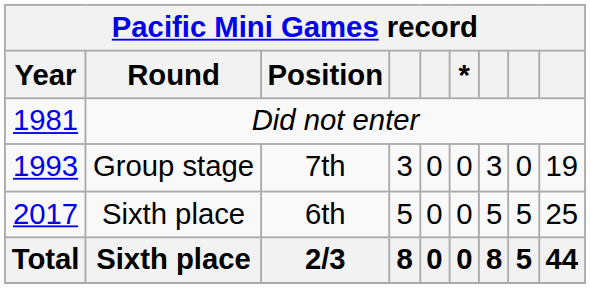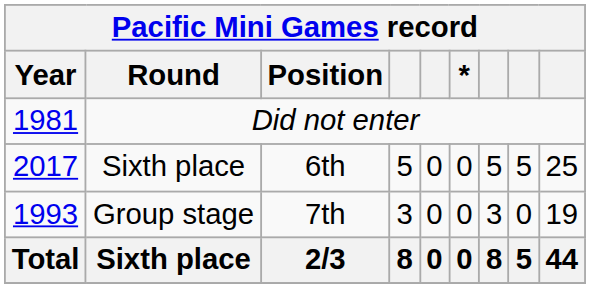rows swapped: (174, 167) <-> (173, 213)
